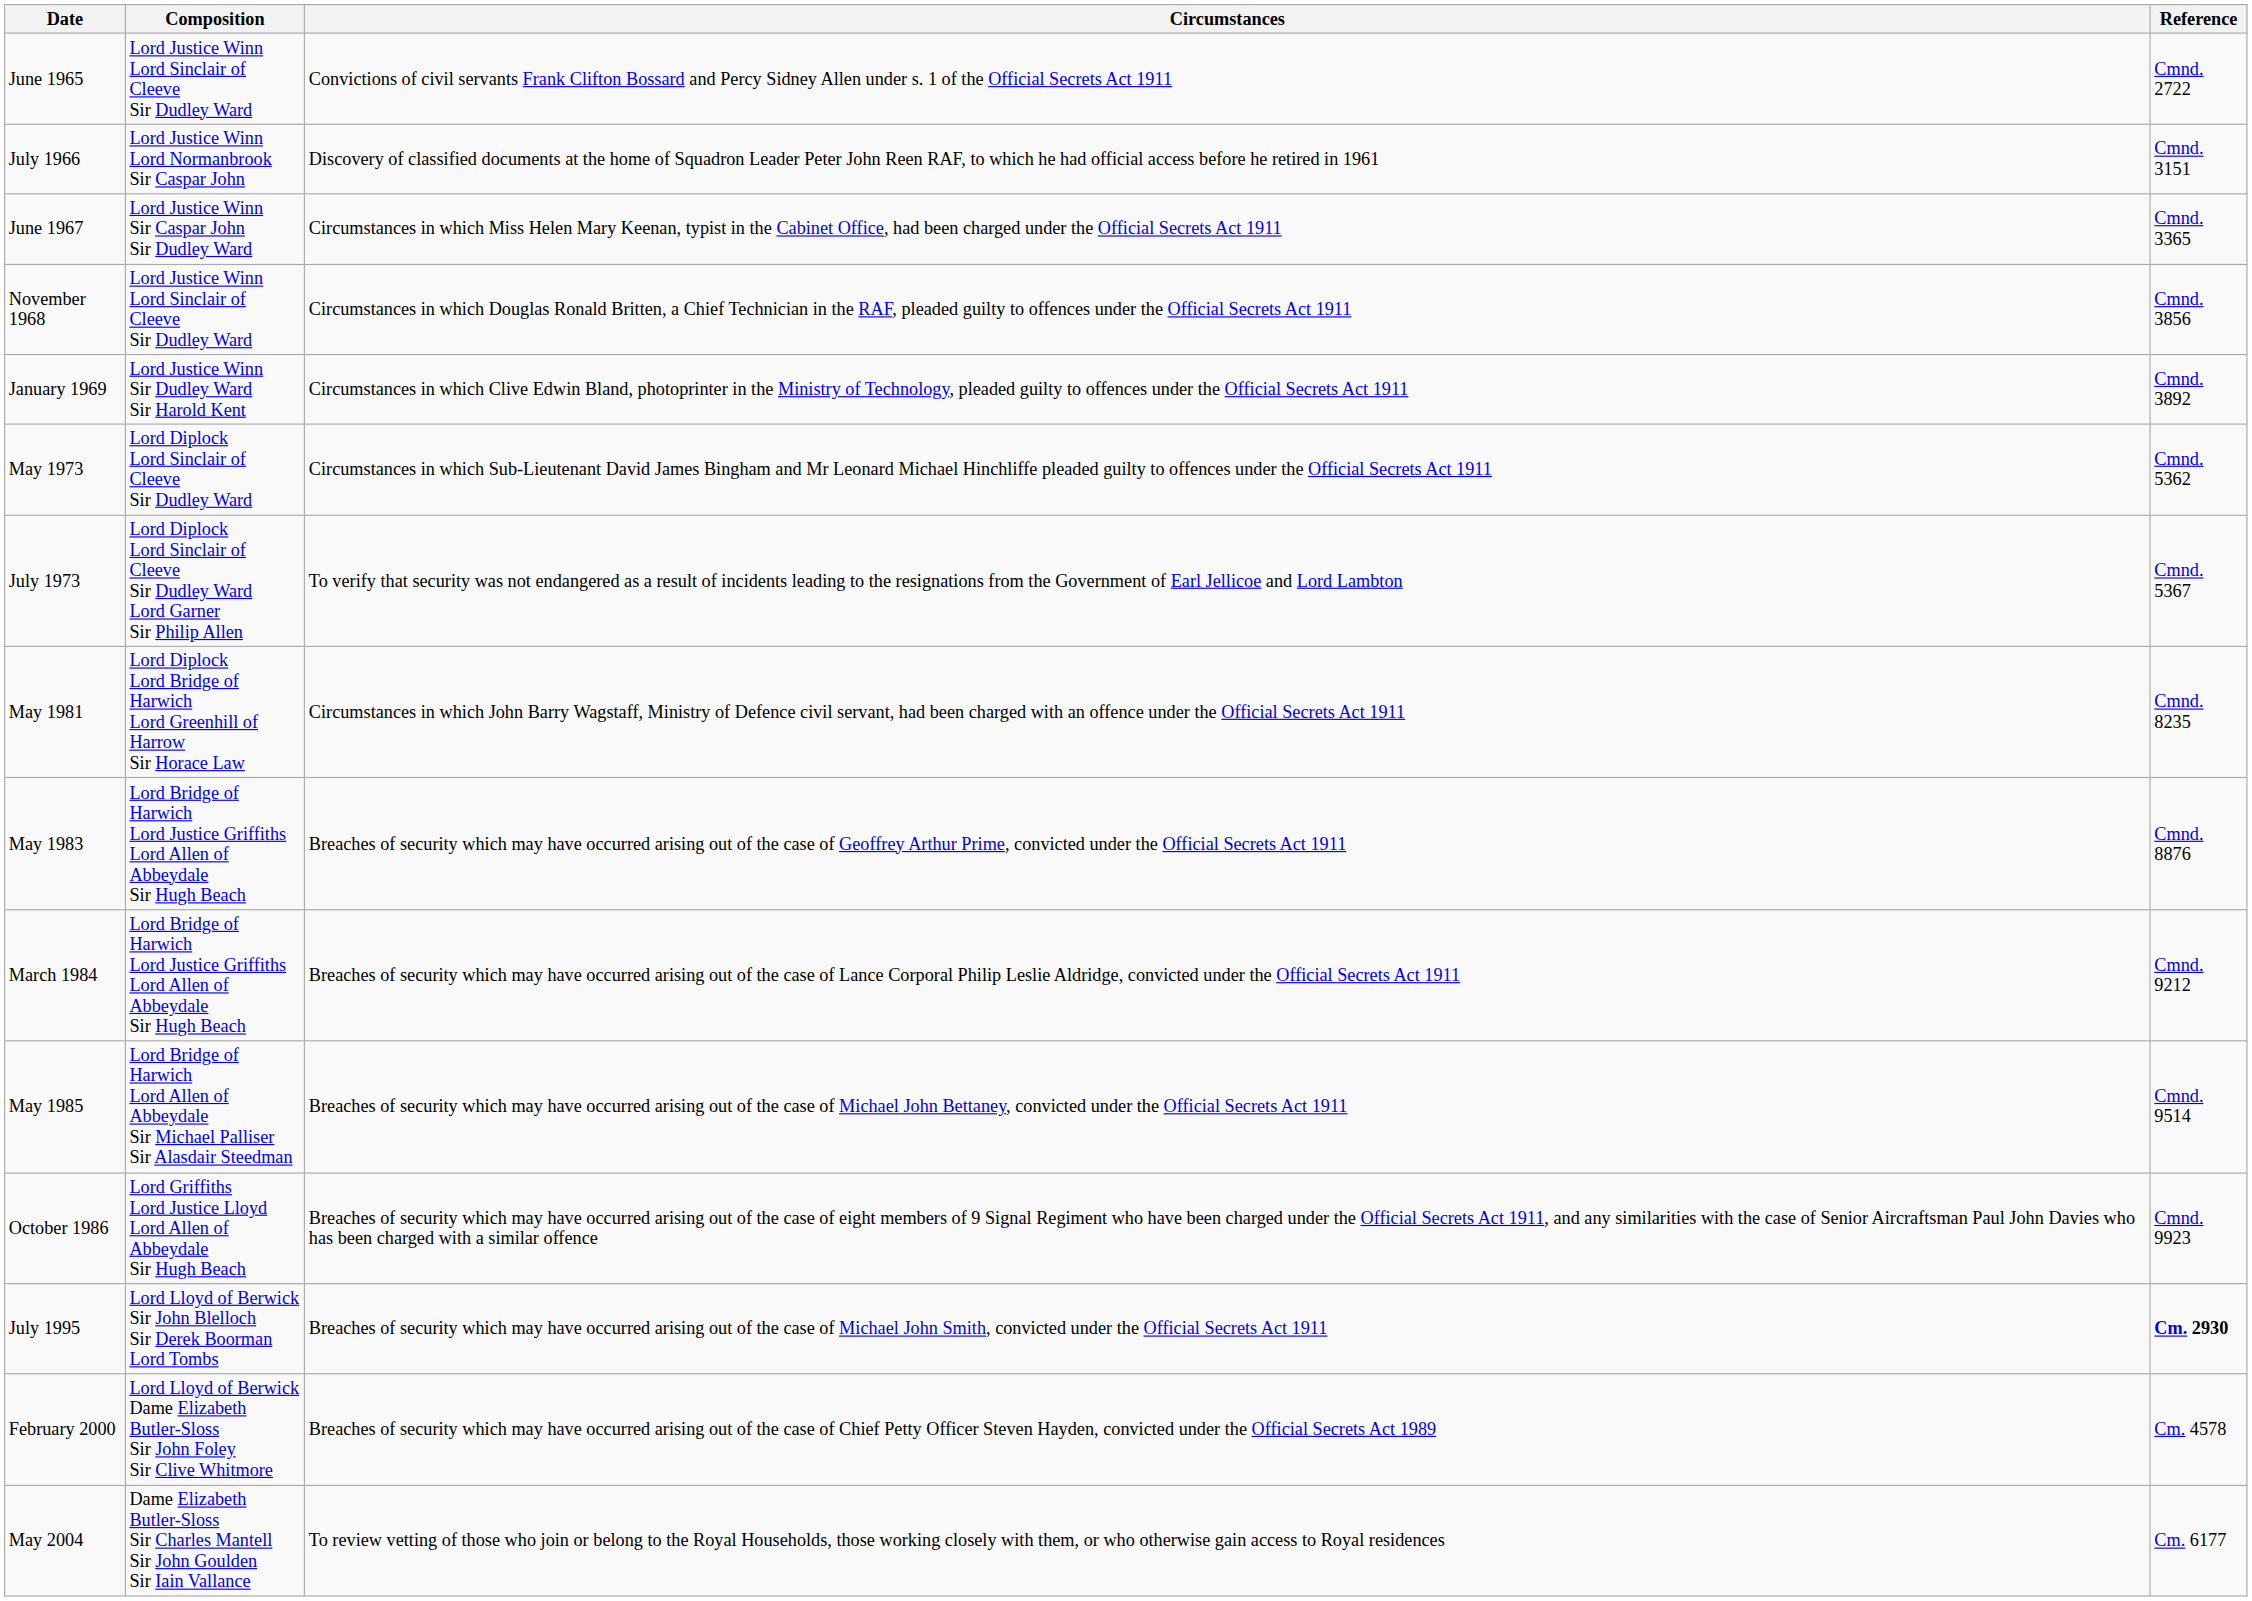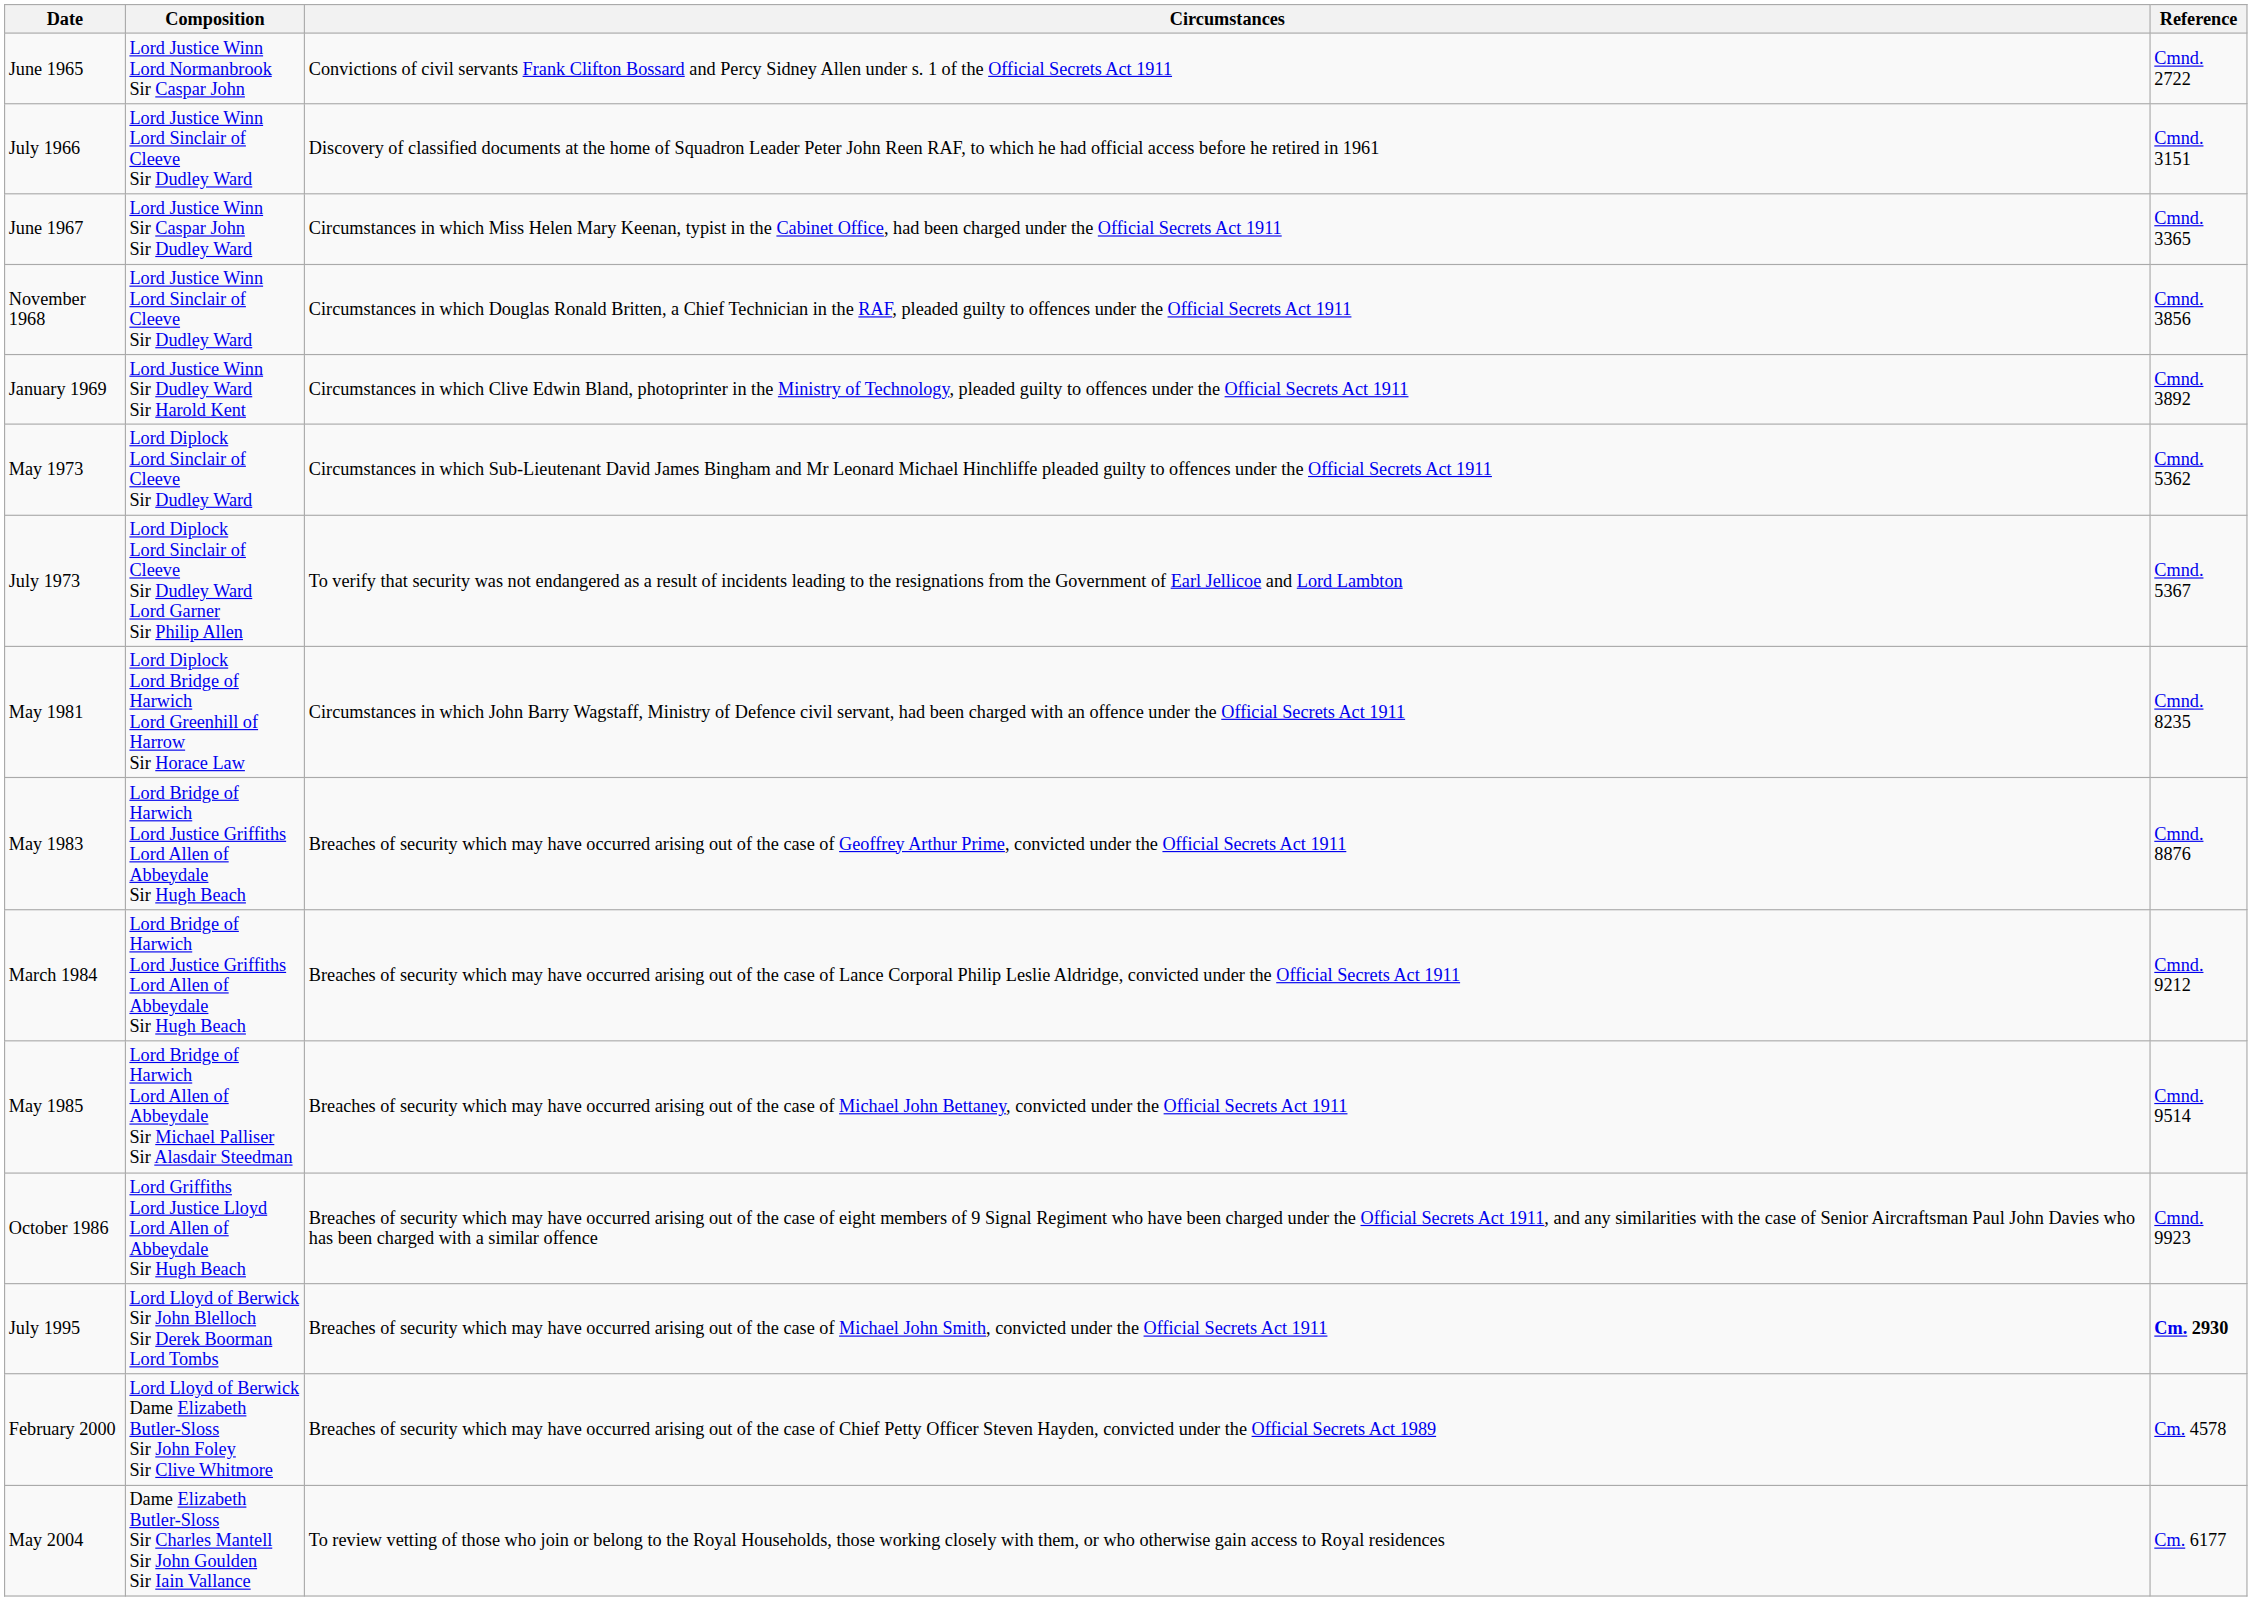(196, 78) Lord Justice Winn Lord Sinclair of Cleeve Sir Dudley Ward -> (201, 68) Lord Justice Winn Lord Normanbrook Sir Caspar John
(201, 158) Lord Justice Winn Lord Normanbrook Sir Caspar John -> (196, 148) Lord Justice Winn Lord Sinclair of Cleeve Sir Dudley Ward
